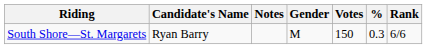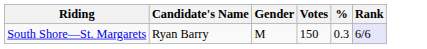- column: (269, 14)
(398, 33) no background -> (363, 33) lavender background
